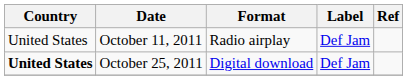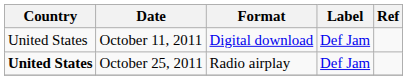(250, 39) Radio airplay -> (261, 39) Digital download
(261, 63) Digital download -> (250, 63) Radio airplay
